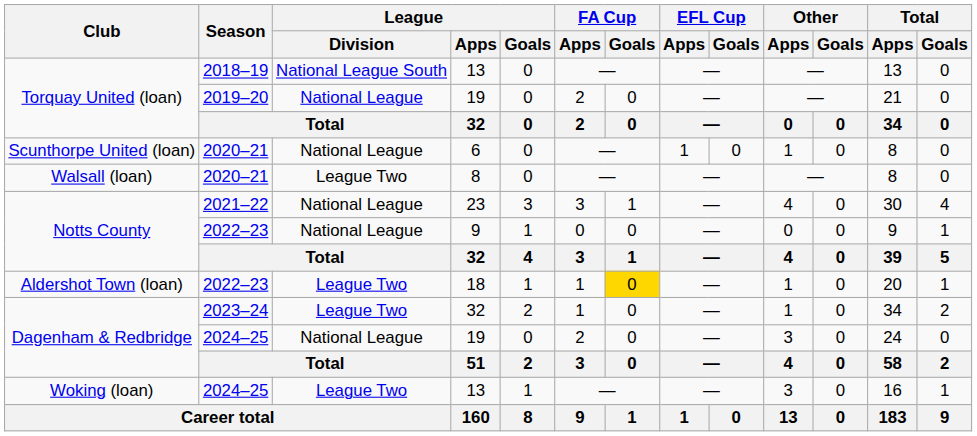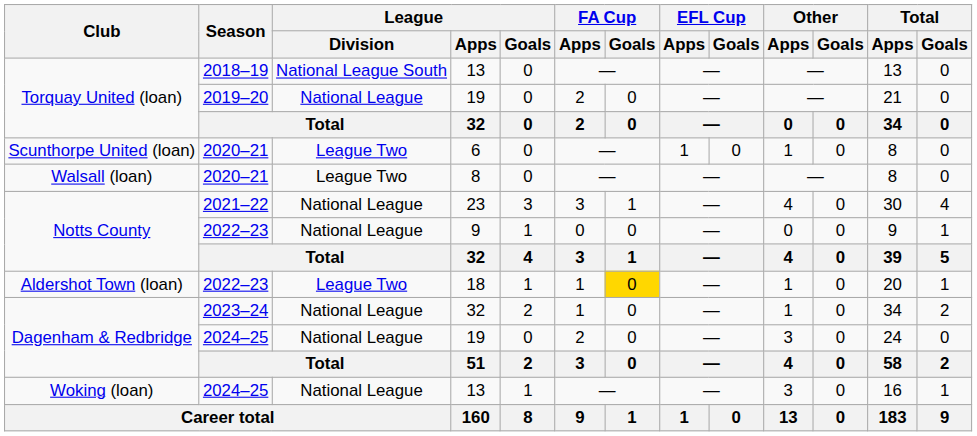(362, 151) National League -> (362, 151) League Two
(362, 310) League Two -> (362, 310) National League
(362, 390) League Two -> (362, 390) National League
